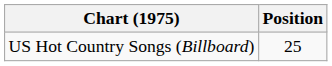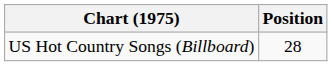(293, 46) 25 -> (293, 46) 28
